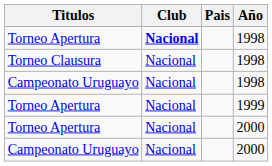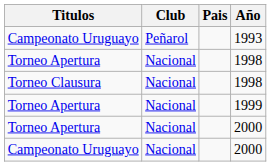+ row: (73, 37)
(172, 37) bold -> (171, 60) normal
- row: (73, 82)
